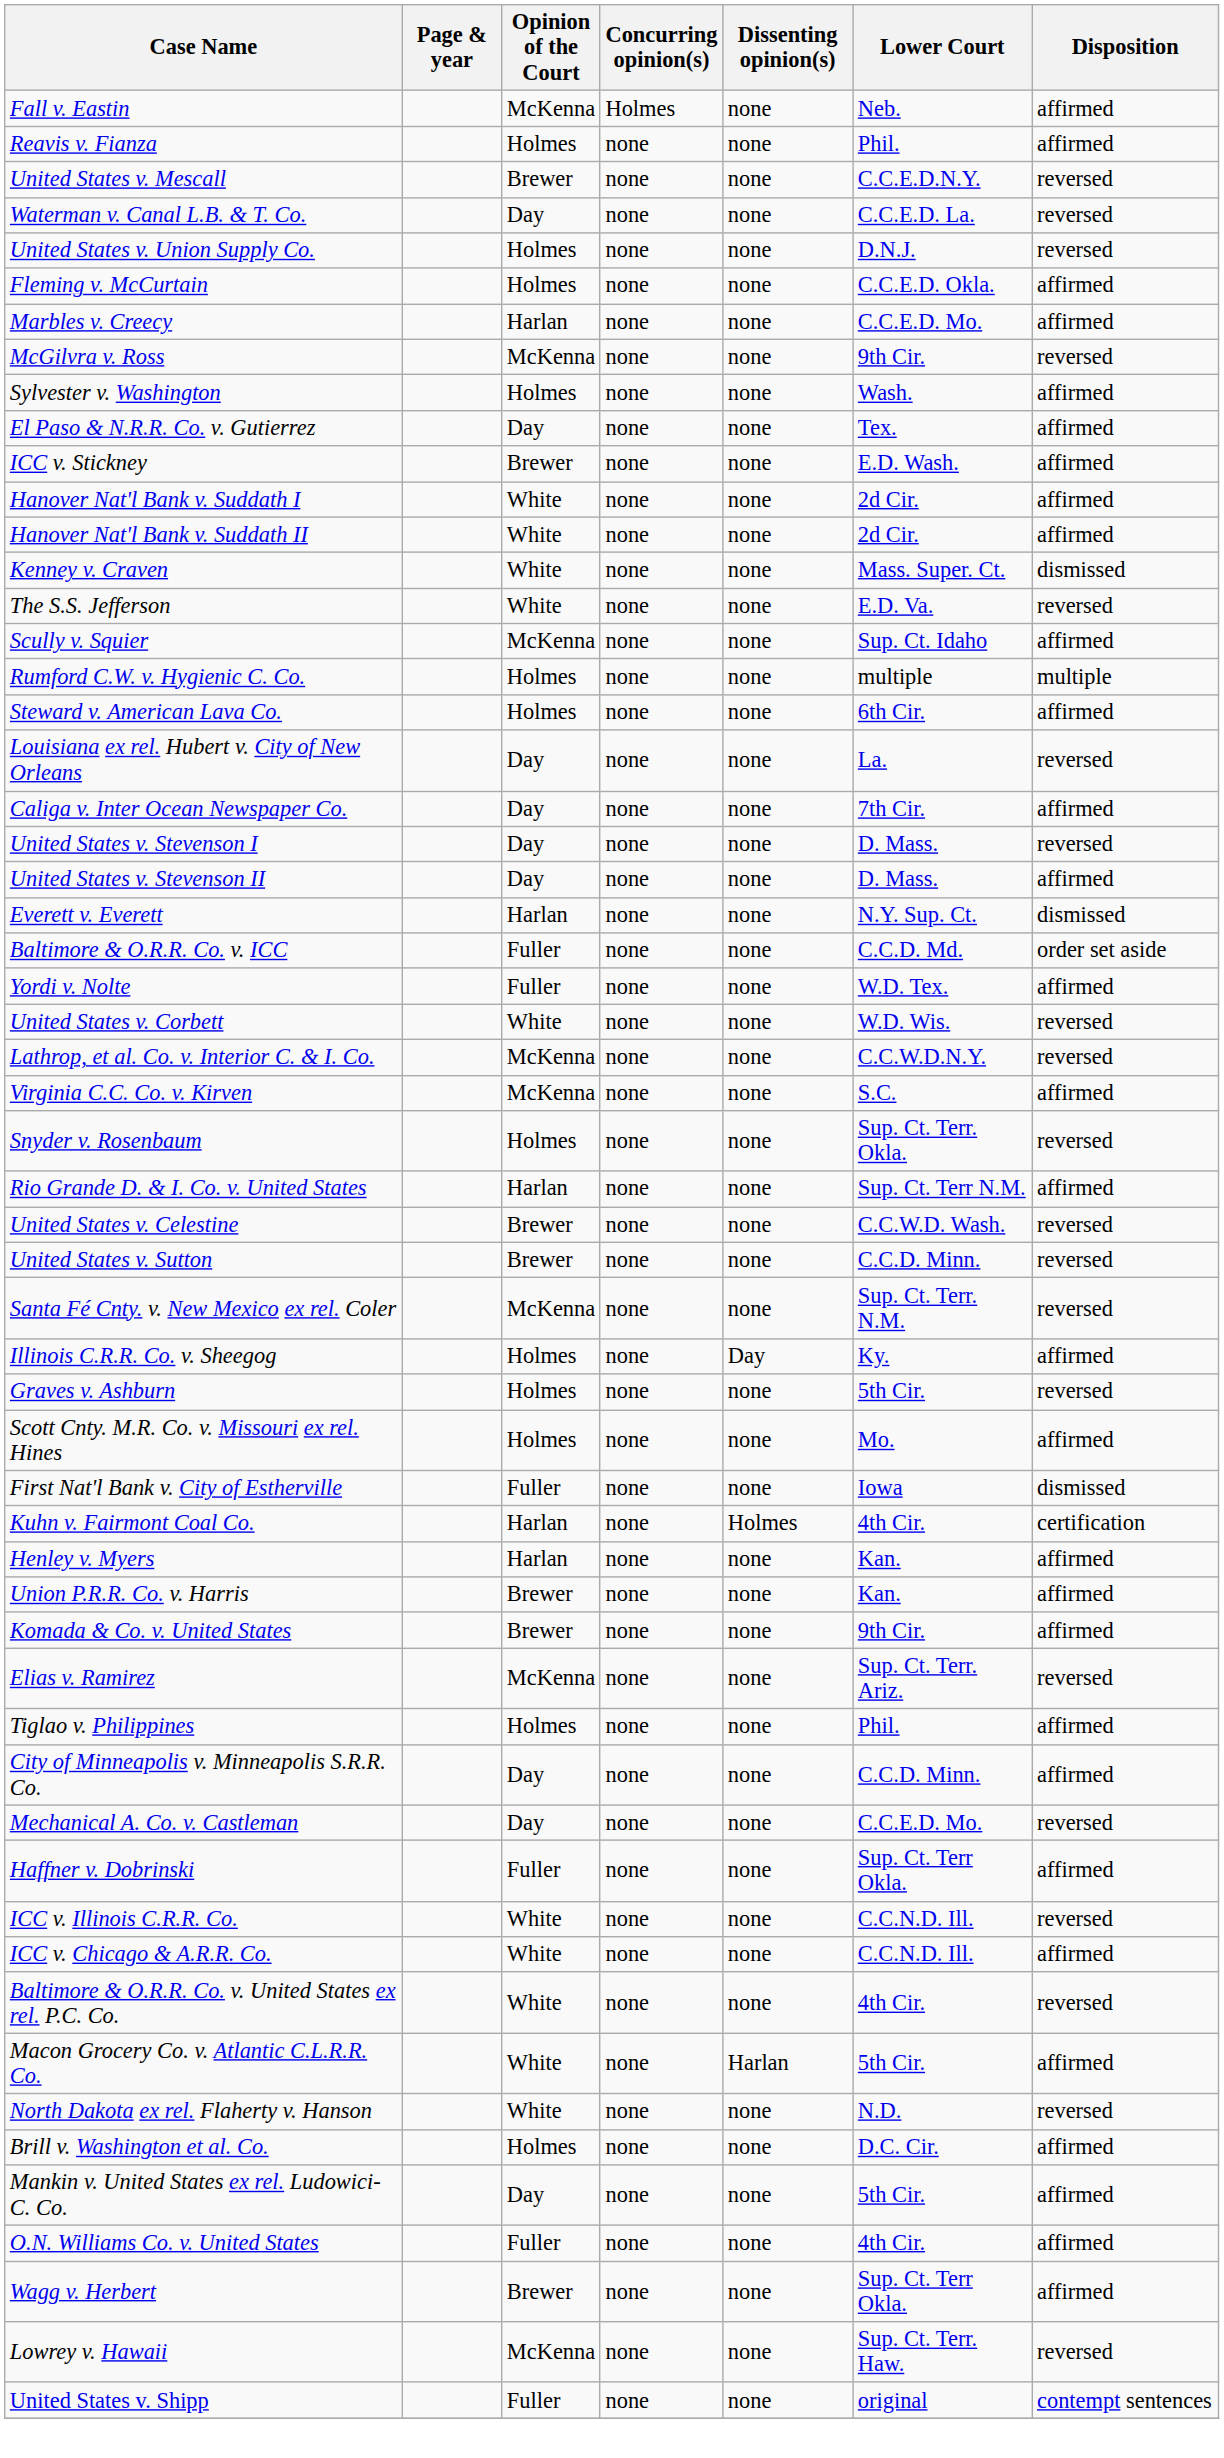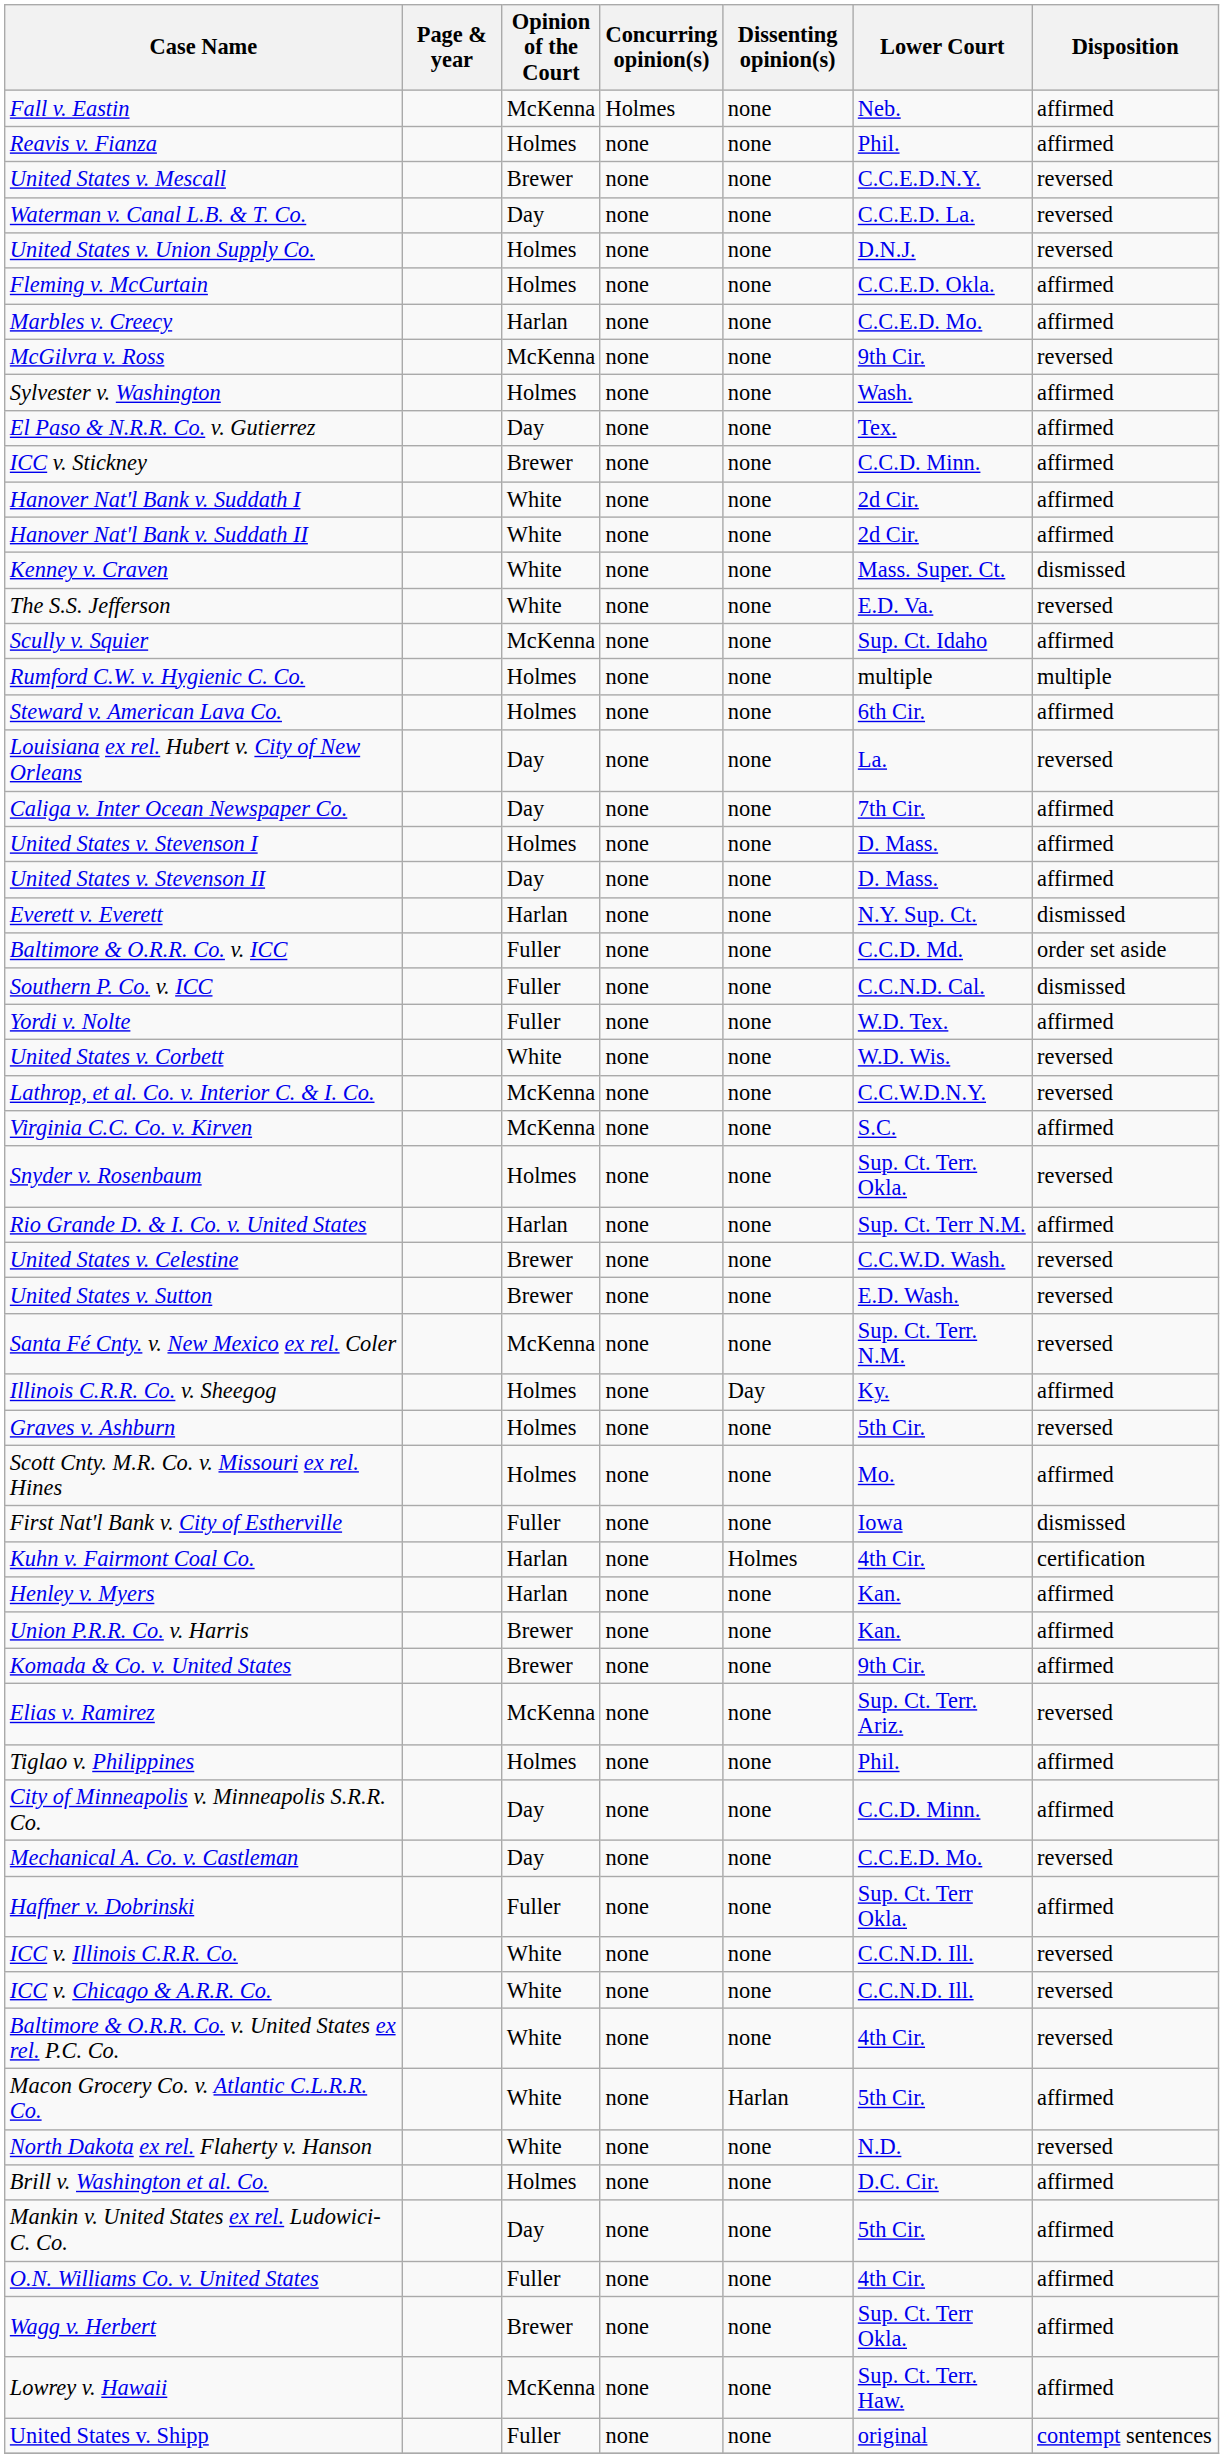(908, 463) E.D. Wash. -> (919, 463) C.C.D. Minn.
(525, 843) Day -> (542, 843) Holmes
(1075, 843) reversed -> (1075, 843) affirmed
+ row: (111, 985)
(919, 1259) C.C.D. Minn. -> (908, 1295) E.D. Wash.
(1075, 1954) affirmed -> (1075, 1989) reversed
(1075, 2351) reversed -> (1075, 2387) affirmed
